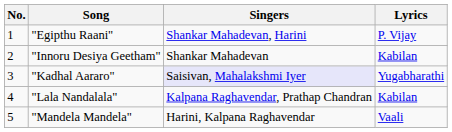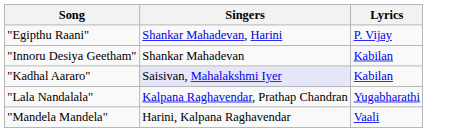- column: (16, 14)
(411, 76) Yugabharathi -> (373, 76) Kabilan
(397, 97) Kabilan -> (387, 97) Yugabharathi
